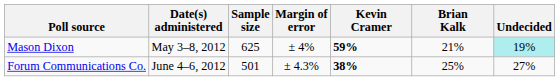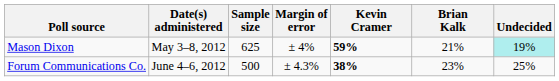(250, 66) 501 -> (250, 66) 500
(453, 66) 25% -> (453, 66) 23%
(524, 66) 27% -> (524, 66) 25%
